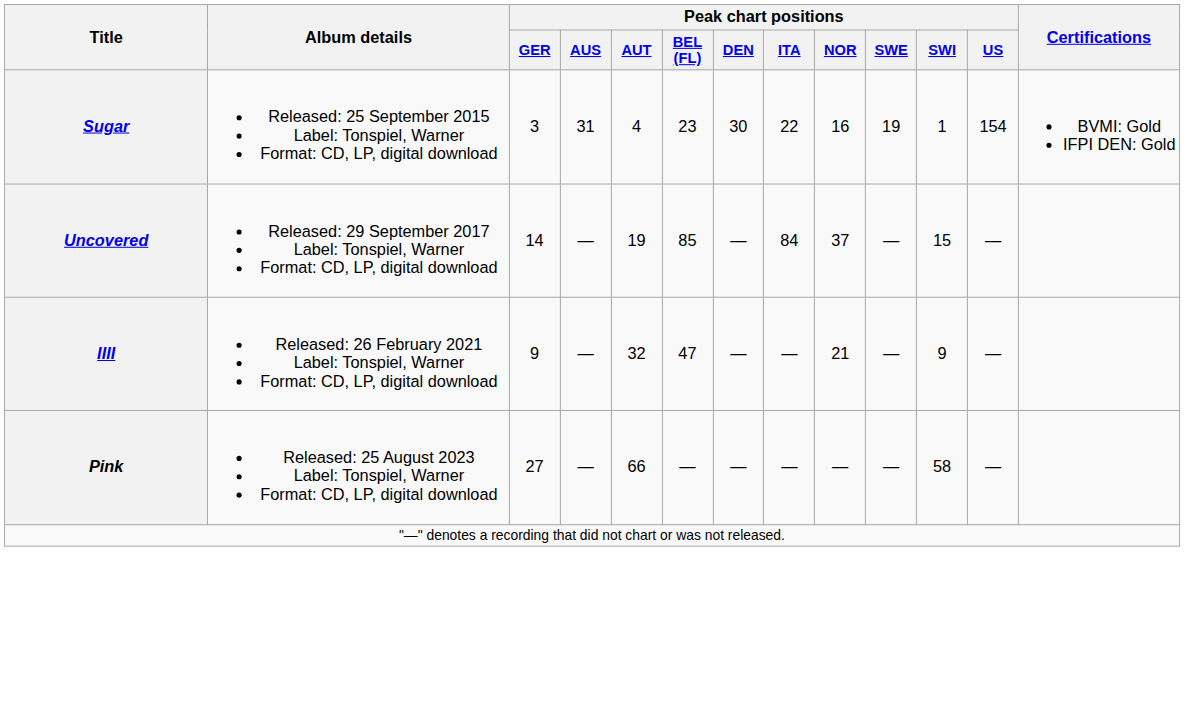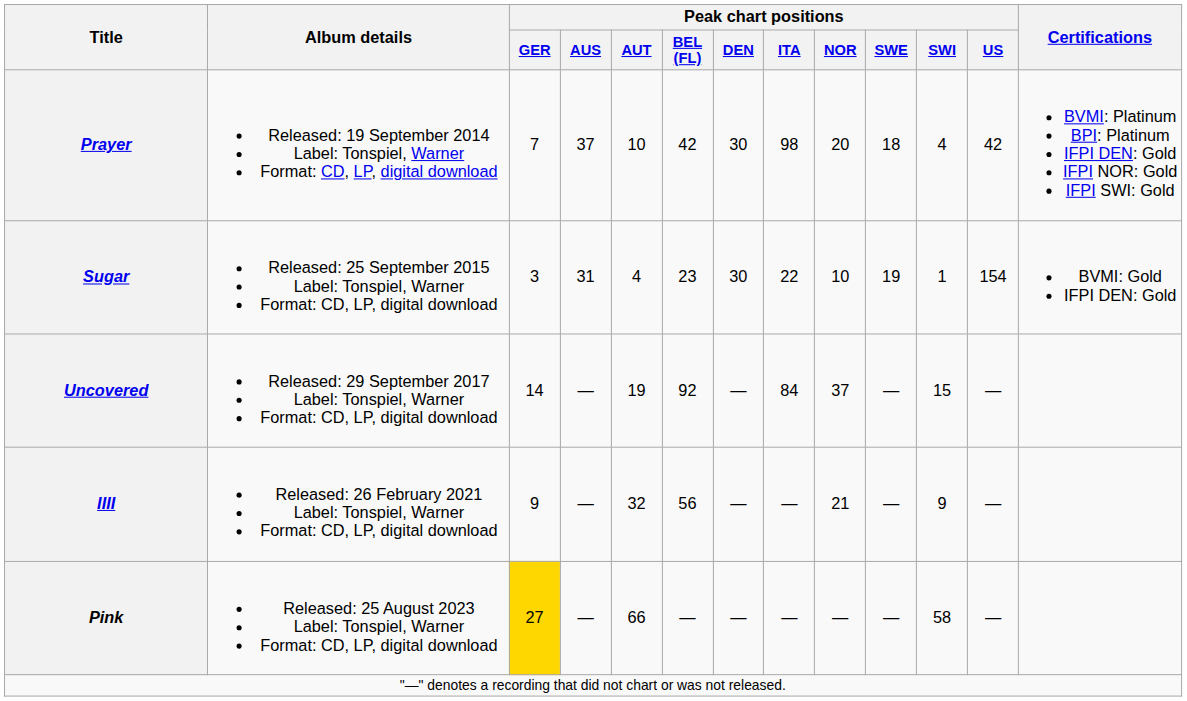+ row: (106, 145)
(840, 126) 16 -> (840, 277) 10
(687, 240) 85 -> (687, 390) 92
(687, 353) 47 -> (687, 504) 56
(535, 467) no background -> (535, 617) gold background
